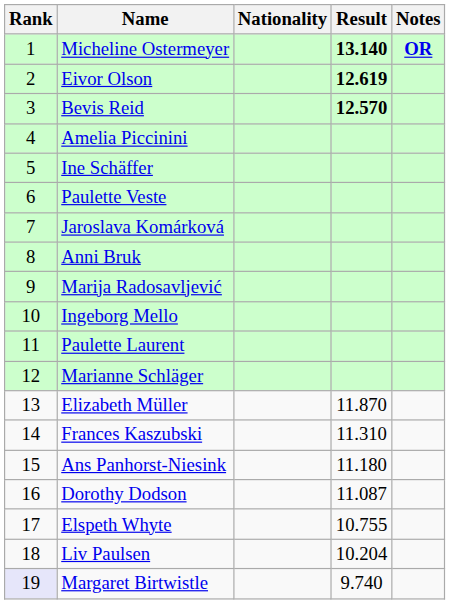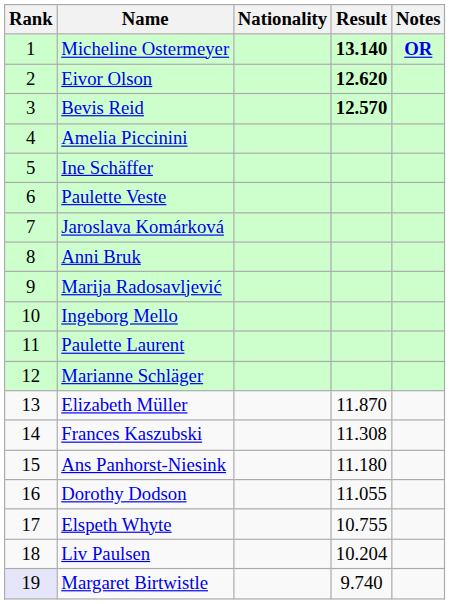(362, 78) 12.619 -> (362, 78) 12.620
(362, 434) 11.310 -> (362, 434) 11.308
(362, 494) 11.087 -> (362, 494) 11.055
